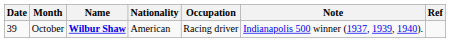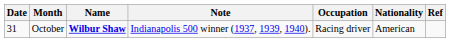columns swapped: (155, 12) <-> (333, 12)
(12, 28) 39 -> (12, 28) 31
